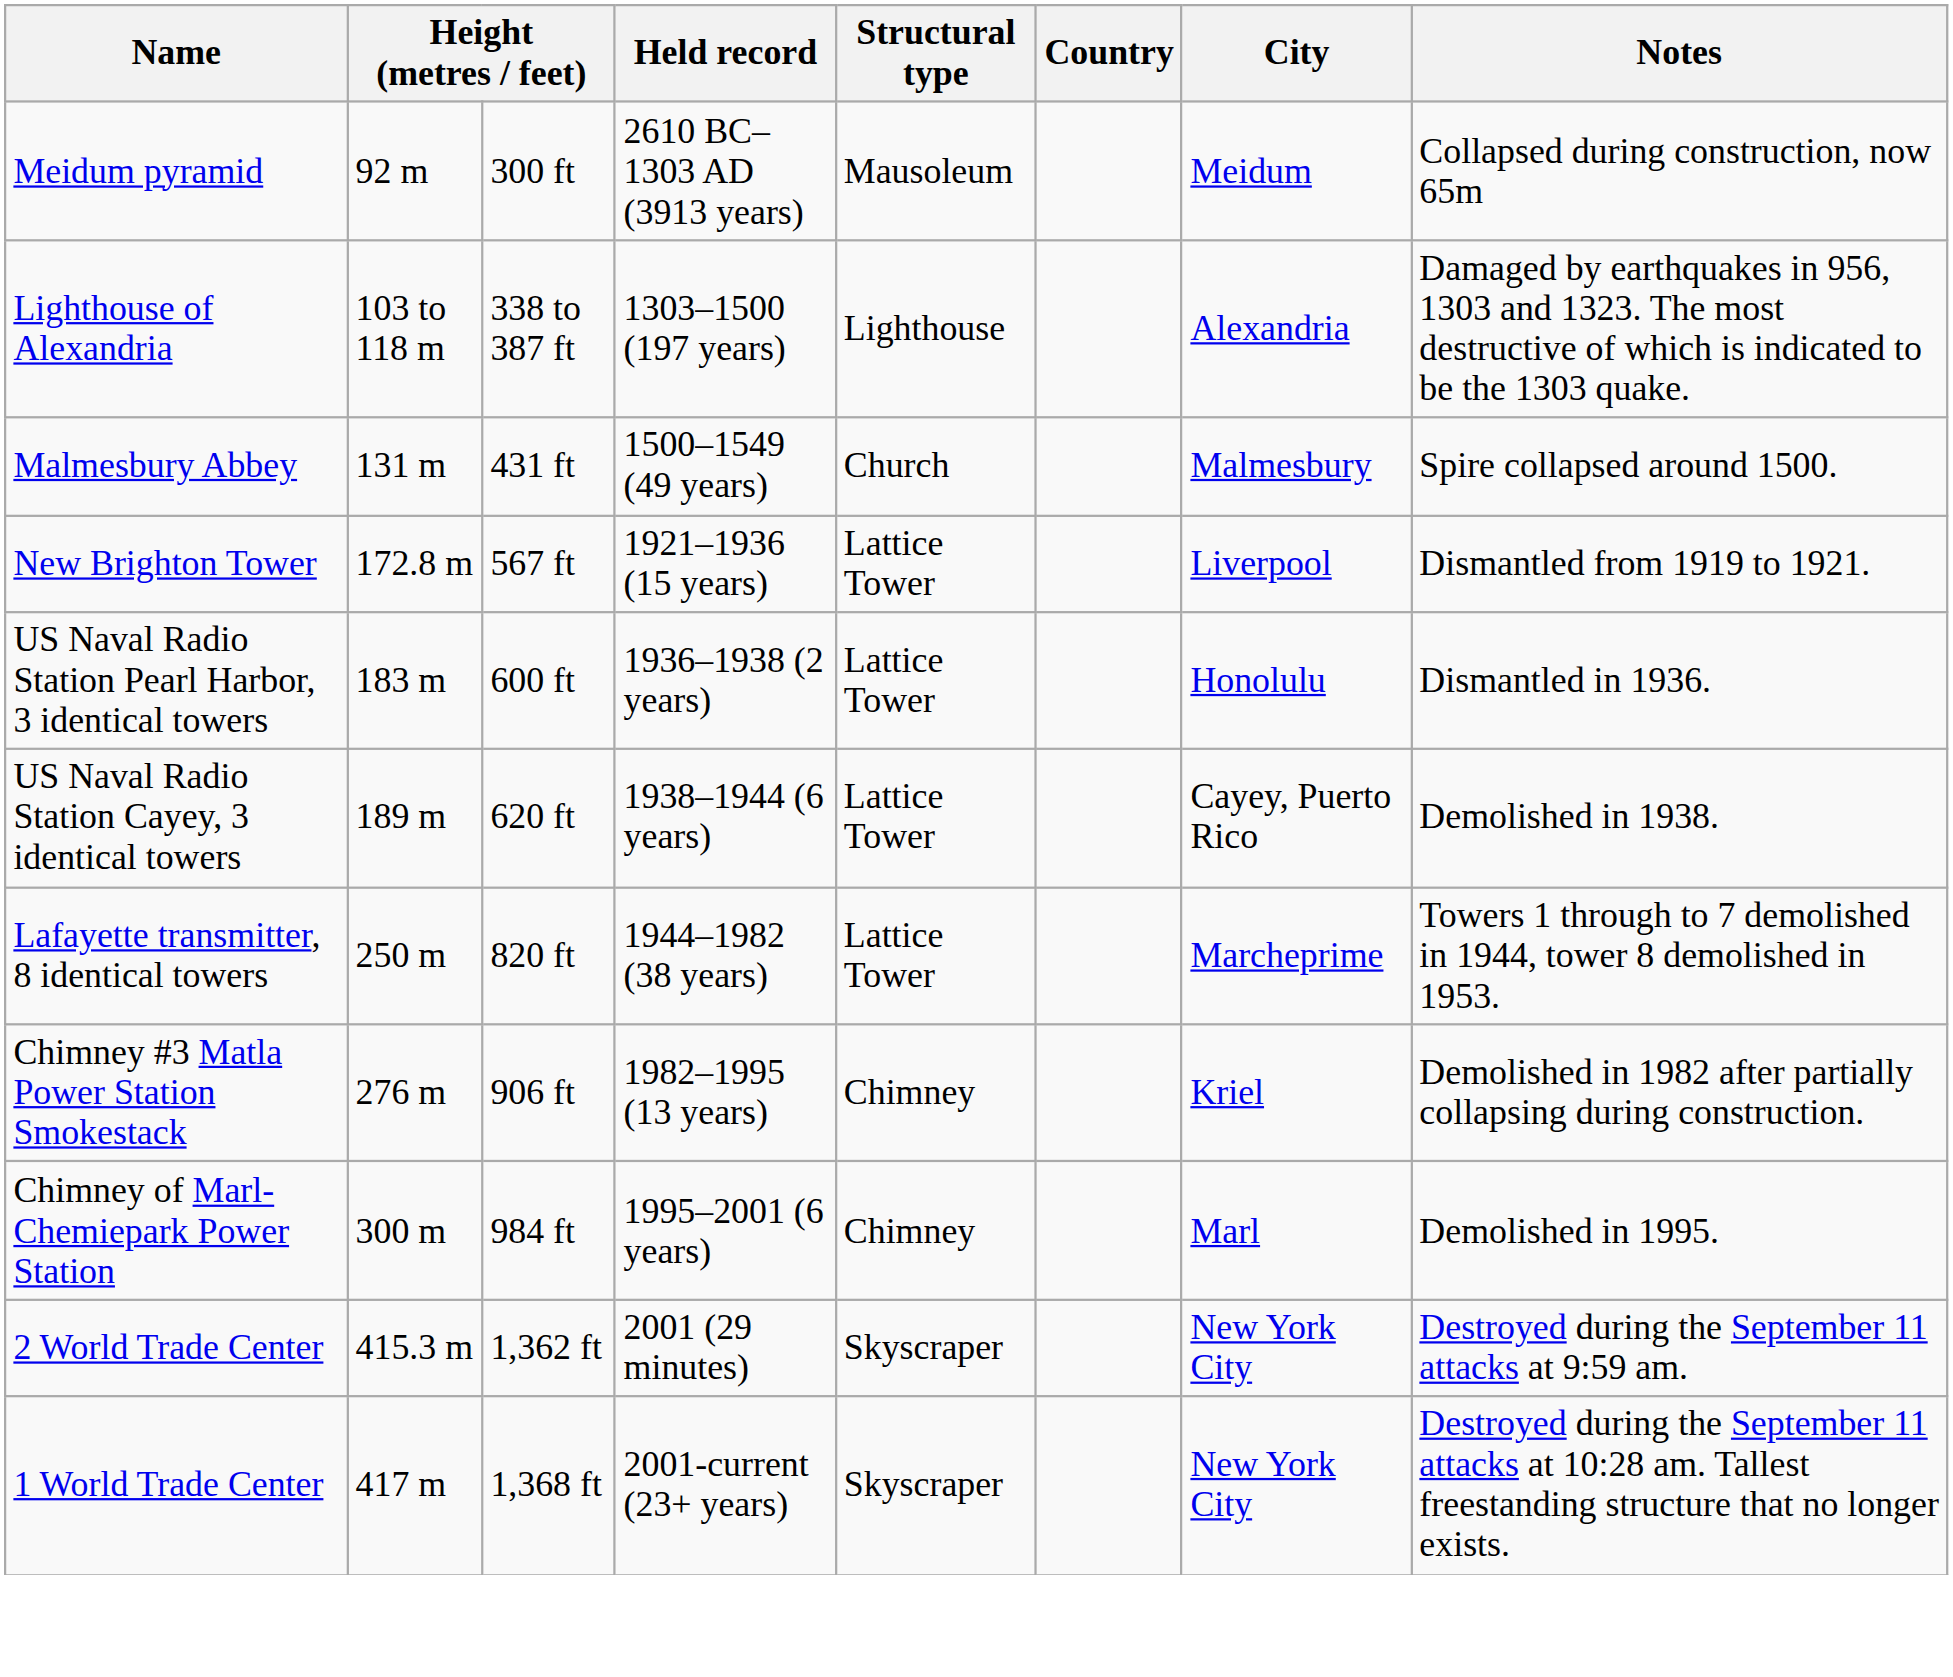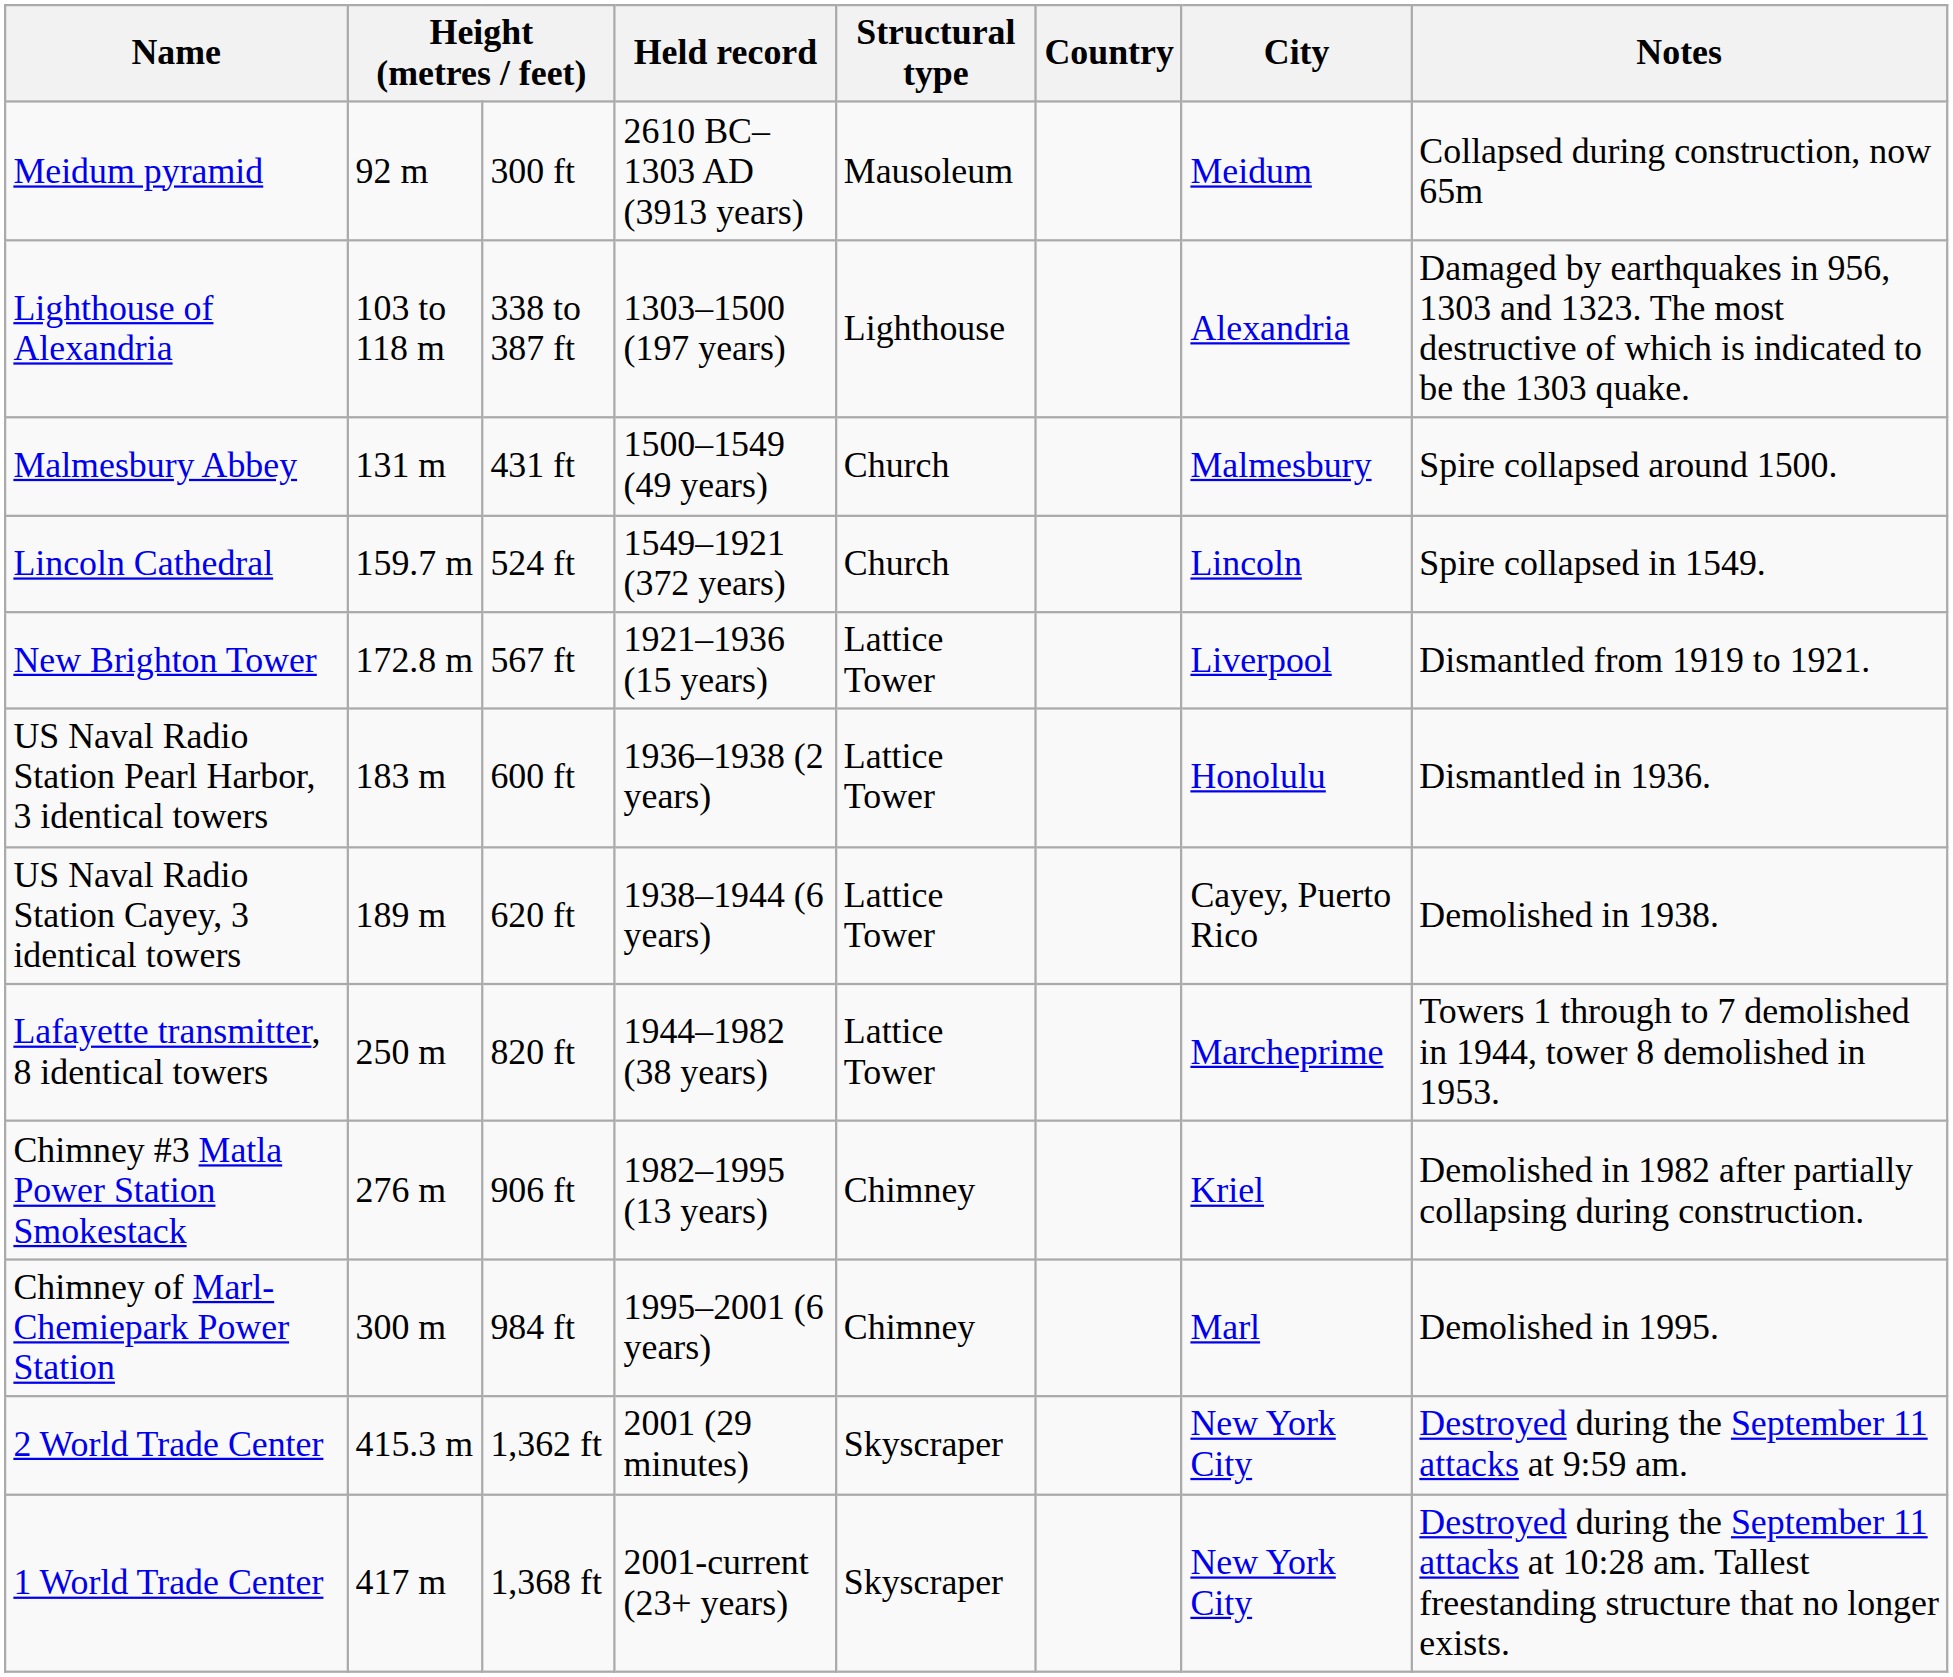+ row: (143, 562)
